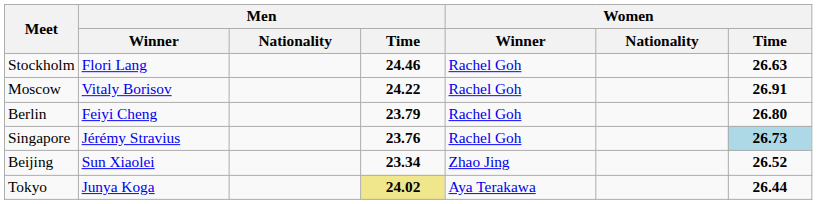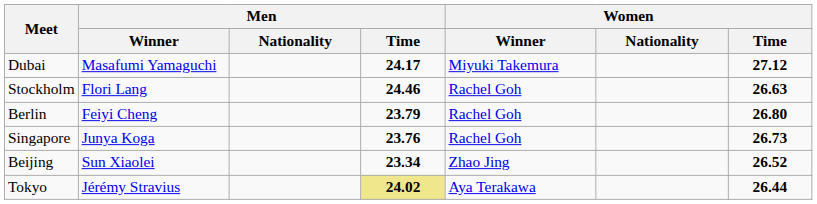+ row: (27, 65)
- row: (34, 89)
(131, 138) Jérémy Stravius -> (118, 138) Junya Koga
(770, 138) lightblue background -> (770, 138) no background
(118, 187) Junya Koga -> (131, 187) Jérémy Stravius
